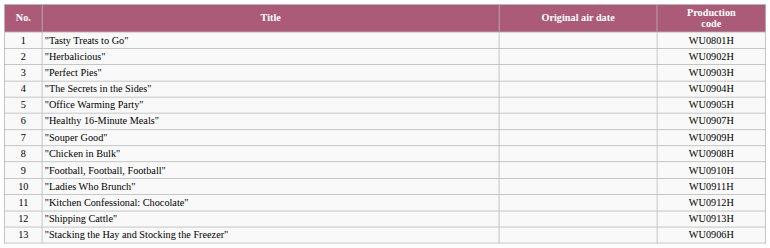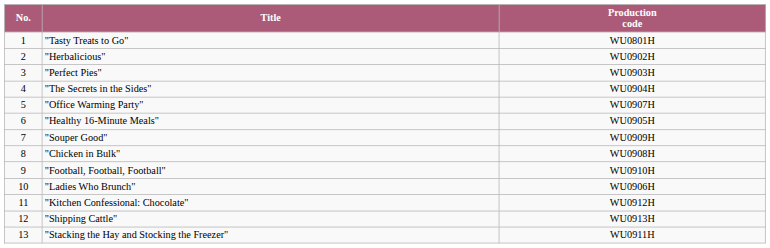- column: (578, 18)
(711, 105) WU0905H -> (632, 105) WU0907H
(711, 121) WU0907H -> (632, 121) WU0905H
(711, 186) WU0911H -> (632, 186) WU0906H
(711, 235) WU0906H -> (632, 235) WU0911H
